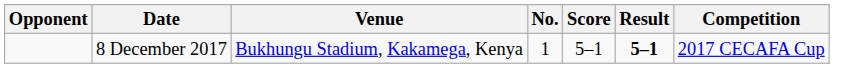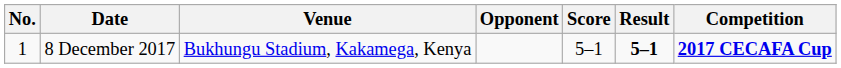columns swapped: (545, 19) <-> (48, 19)
(751, 48) normal -> (755, 48) bold
